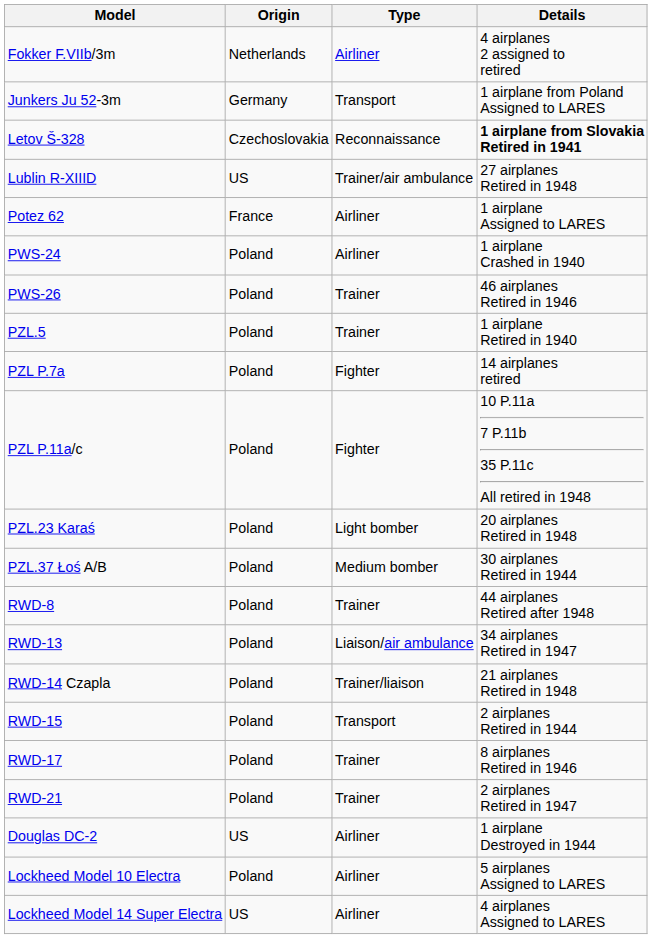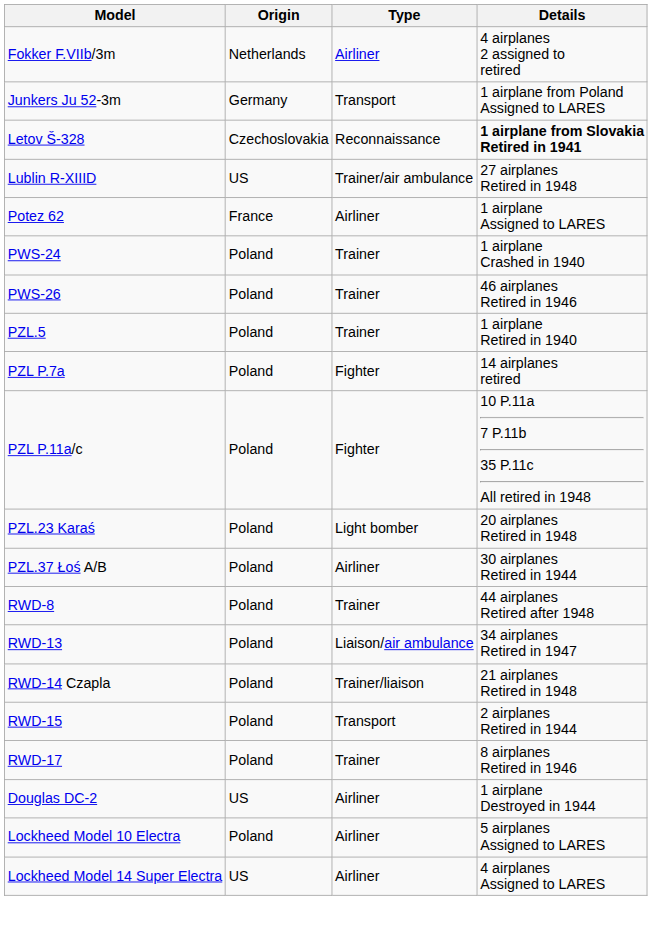(357, 255) Airliner -> (357, 255) Trainer
(387, 567) Medium bomber -> (357, 567) Airliner
- row: (35, 798)
